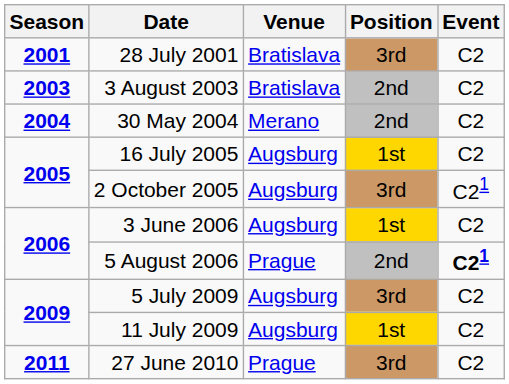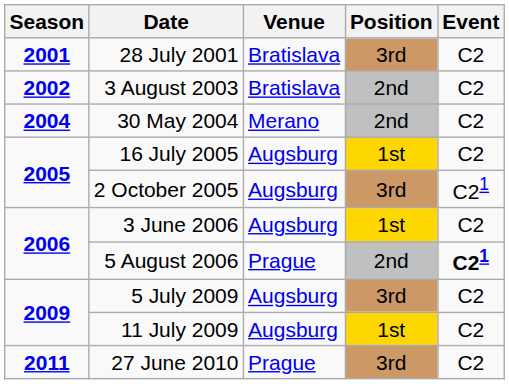(47, 88) 2003 -> (47, 88) 2002
